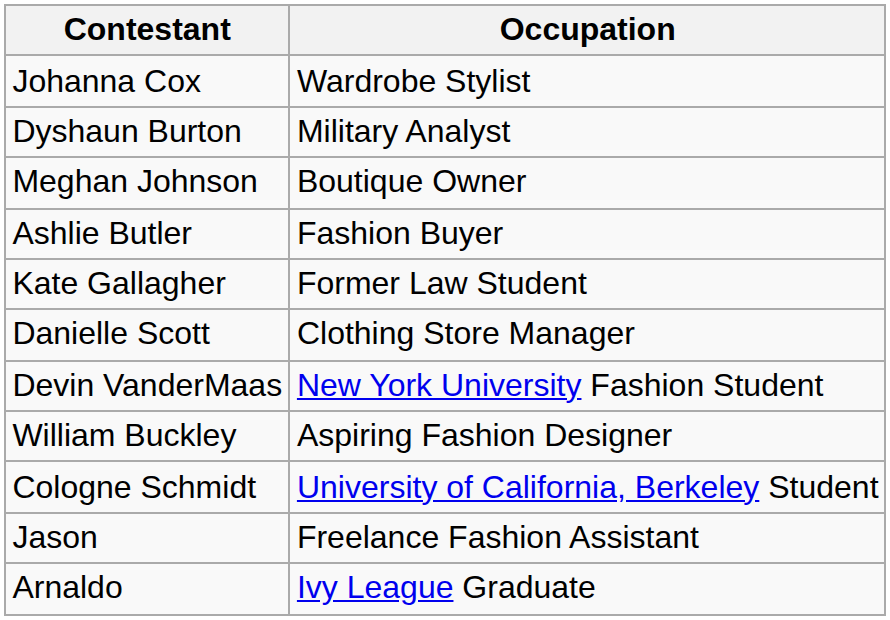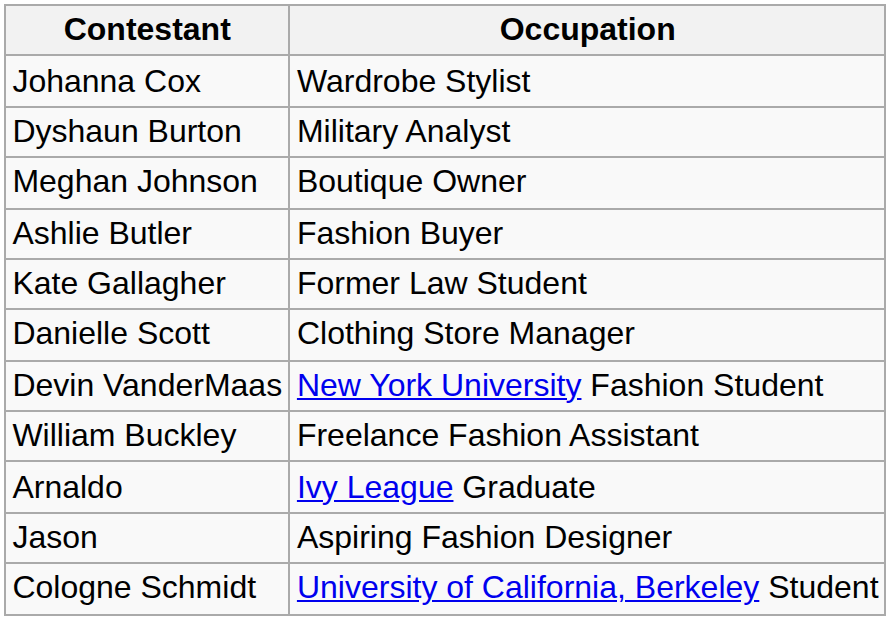(485, 435) Aspiring Fashion Designer -> (498, 435) Freelance Fashion Assistant
rows swapped: (134, 486) <-> (68, 588)
(498, 537) Freelance Fashion Assistant -> (485, 537) Aspiring Fashion Designer
